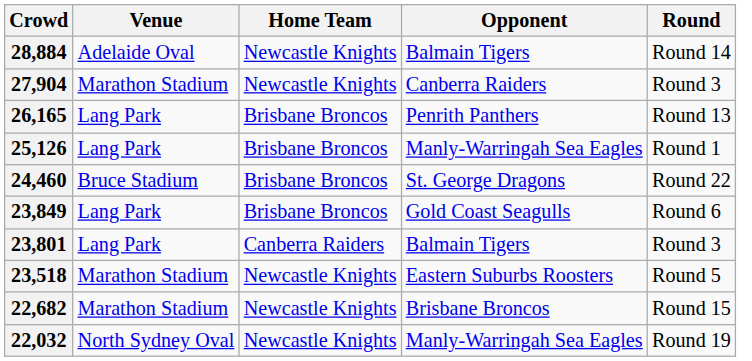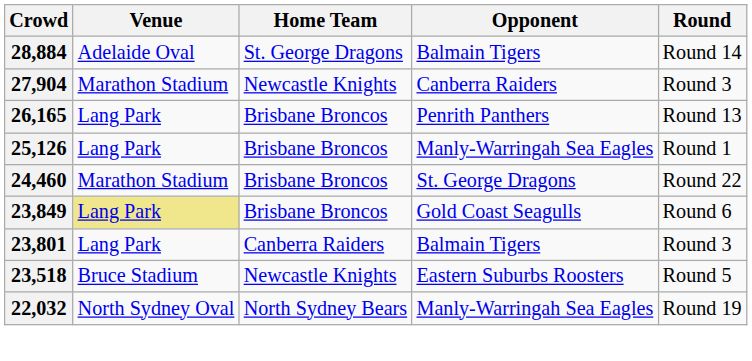(320, 52) Newcastle Knights -> (323, 52) St. George Dragons
(138, 180) Bruce Stadium -> (153, 180) Marathon Stadium
(119, 212) no background -> (119, 212) khaki background
(153, 276) Marathon Stadium -> (138, 276) Bruce Stadium
- row: (39, 308)
(320, 340) Newcastle Knights -> (325, 308) North Sydney Bears
